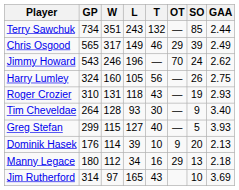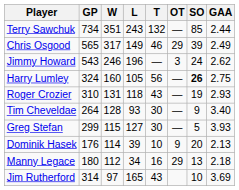(177, 62) 70 -> (177, 62) 3
(197, 78) normal -> (197, 78) bold
(157, 128) 40 -> (157, 128) 30
